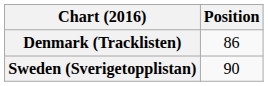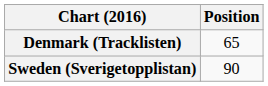(232, 42) 86 -> (232, 42) 65
